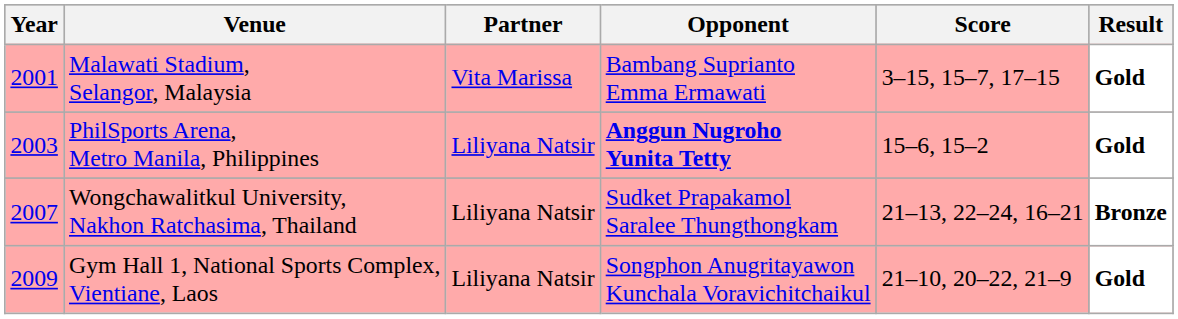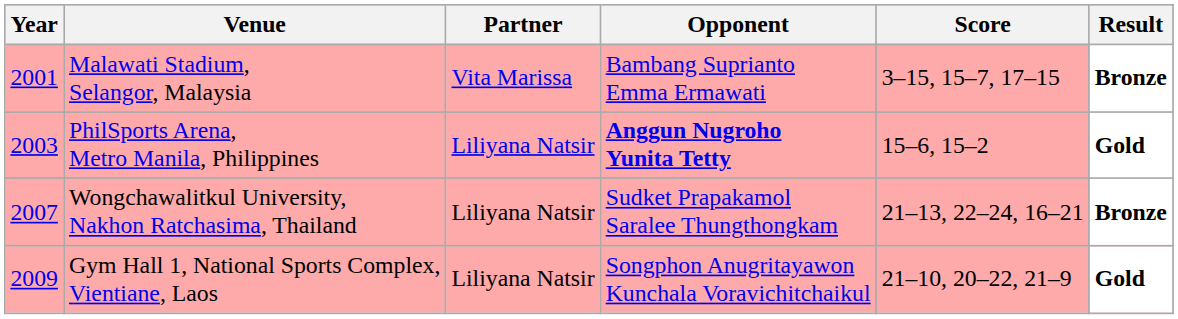(1120, 77) Gold -> (1131, 77) Bronze
